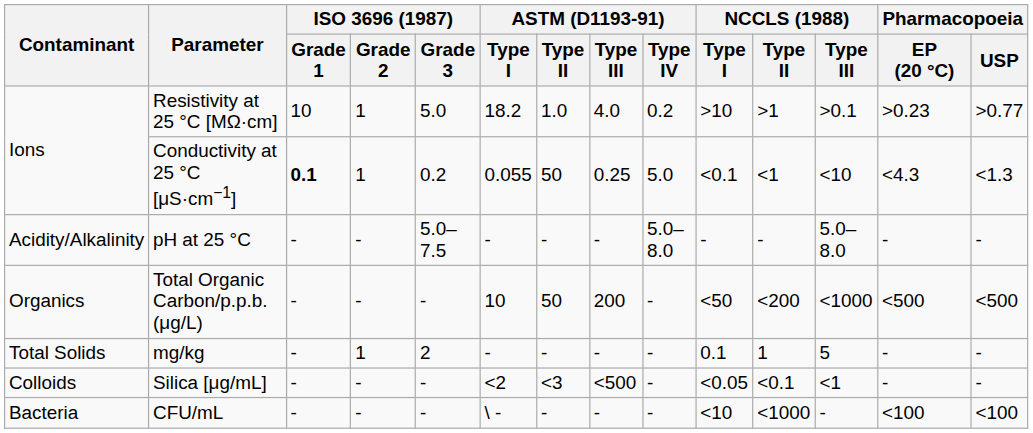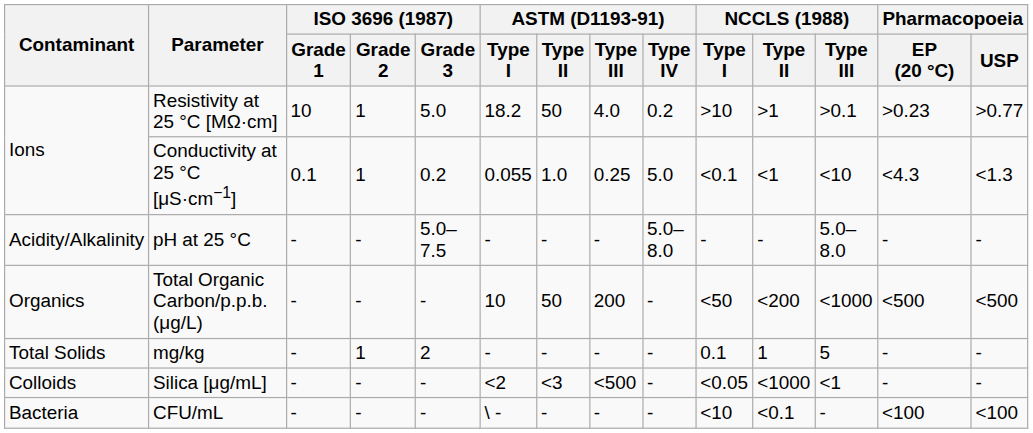(554, 111) 1.0 -> (551, 111) 50
(304, 175) bold -> (304, 175) normal
(551, 175) 50 -> (554, 175) 1.0
(776, 382) <0.1 -> (784, 382) <1000
(784, 412) <1000 -> (776, 412) <0.1
